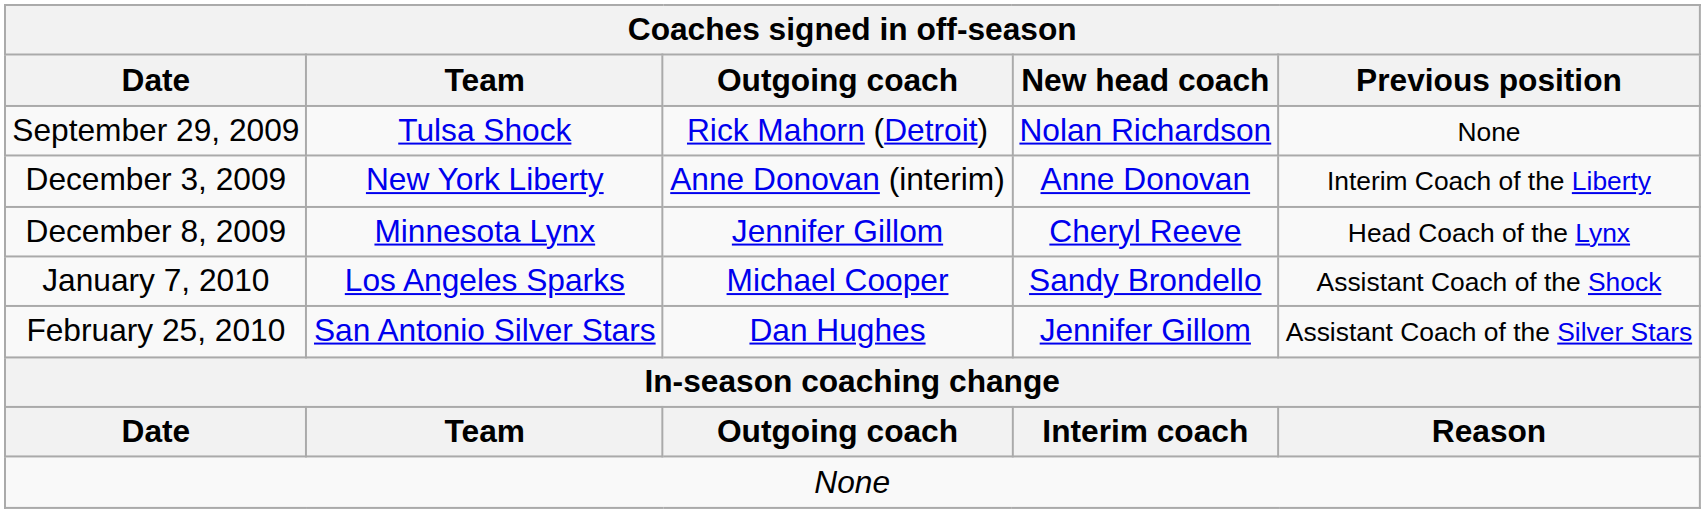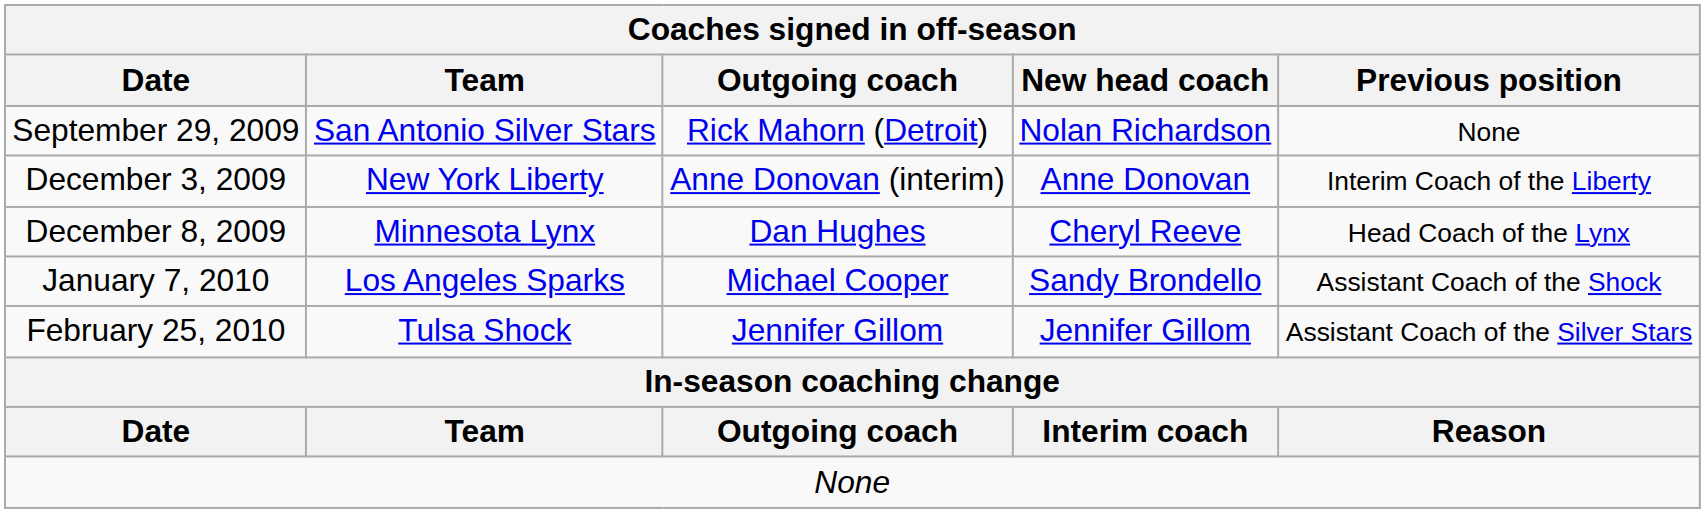(485, 130) Tulsa Shock -> (485, 130) San Antonio Silver Stars
(838, 230) Jennifer Gillom -> (838, 230) Dan Hughes
(485, 331) San Antonio Silver Stars -> (485, 331) Tulsa Shock
(838, 331) Dan Hughes -> (838, 331) Jennifer Gillom
